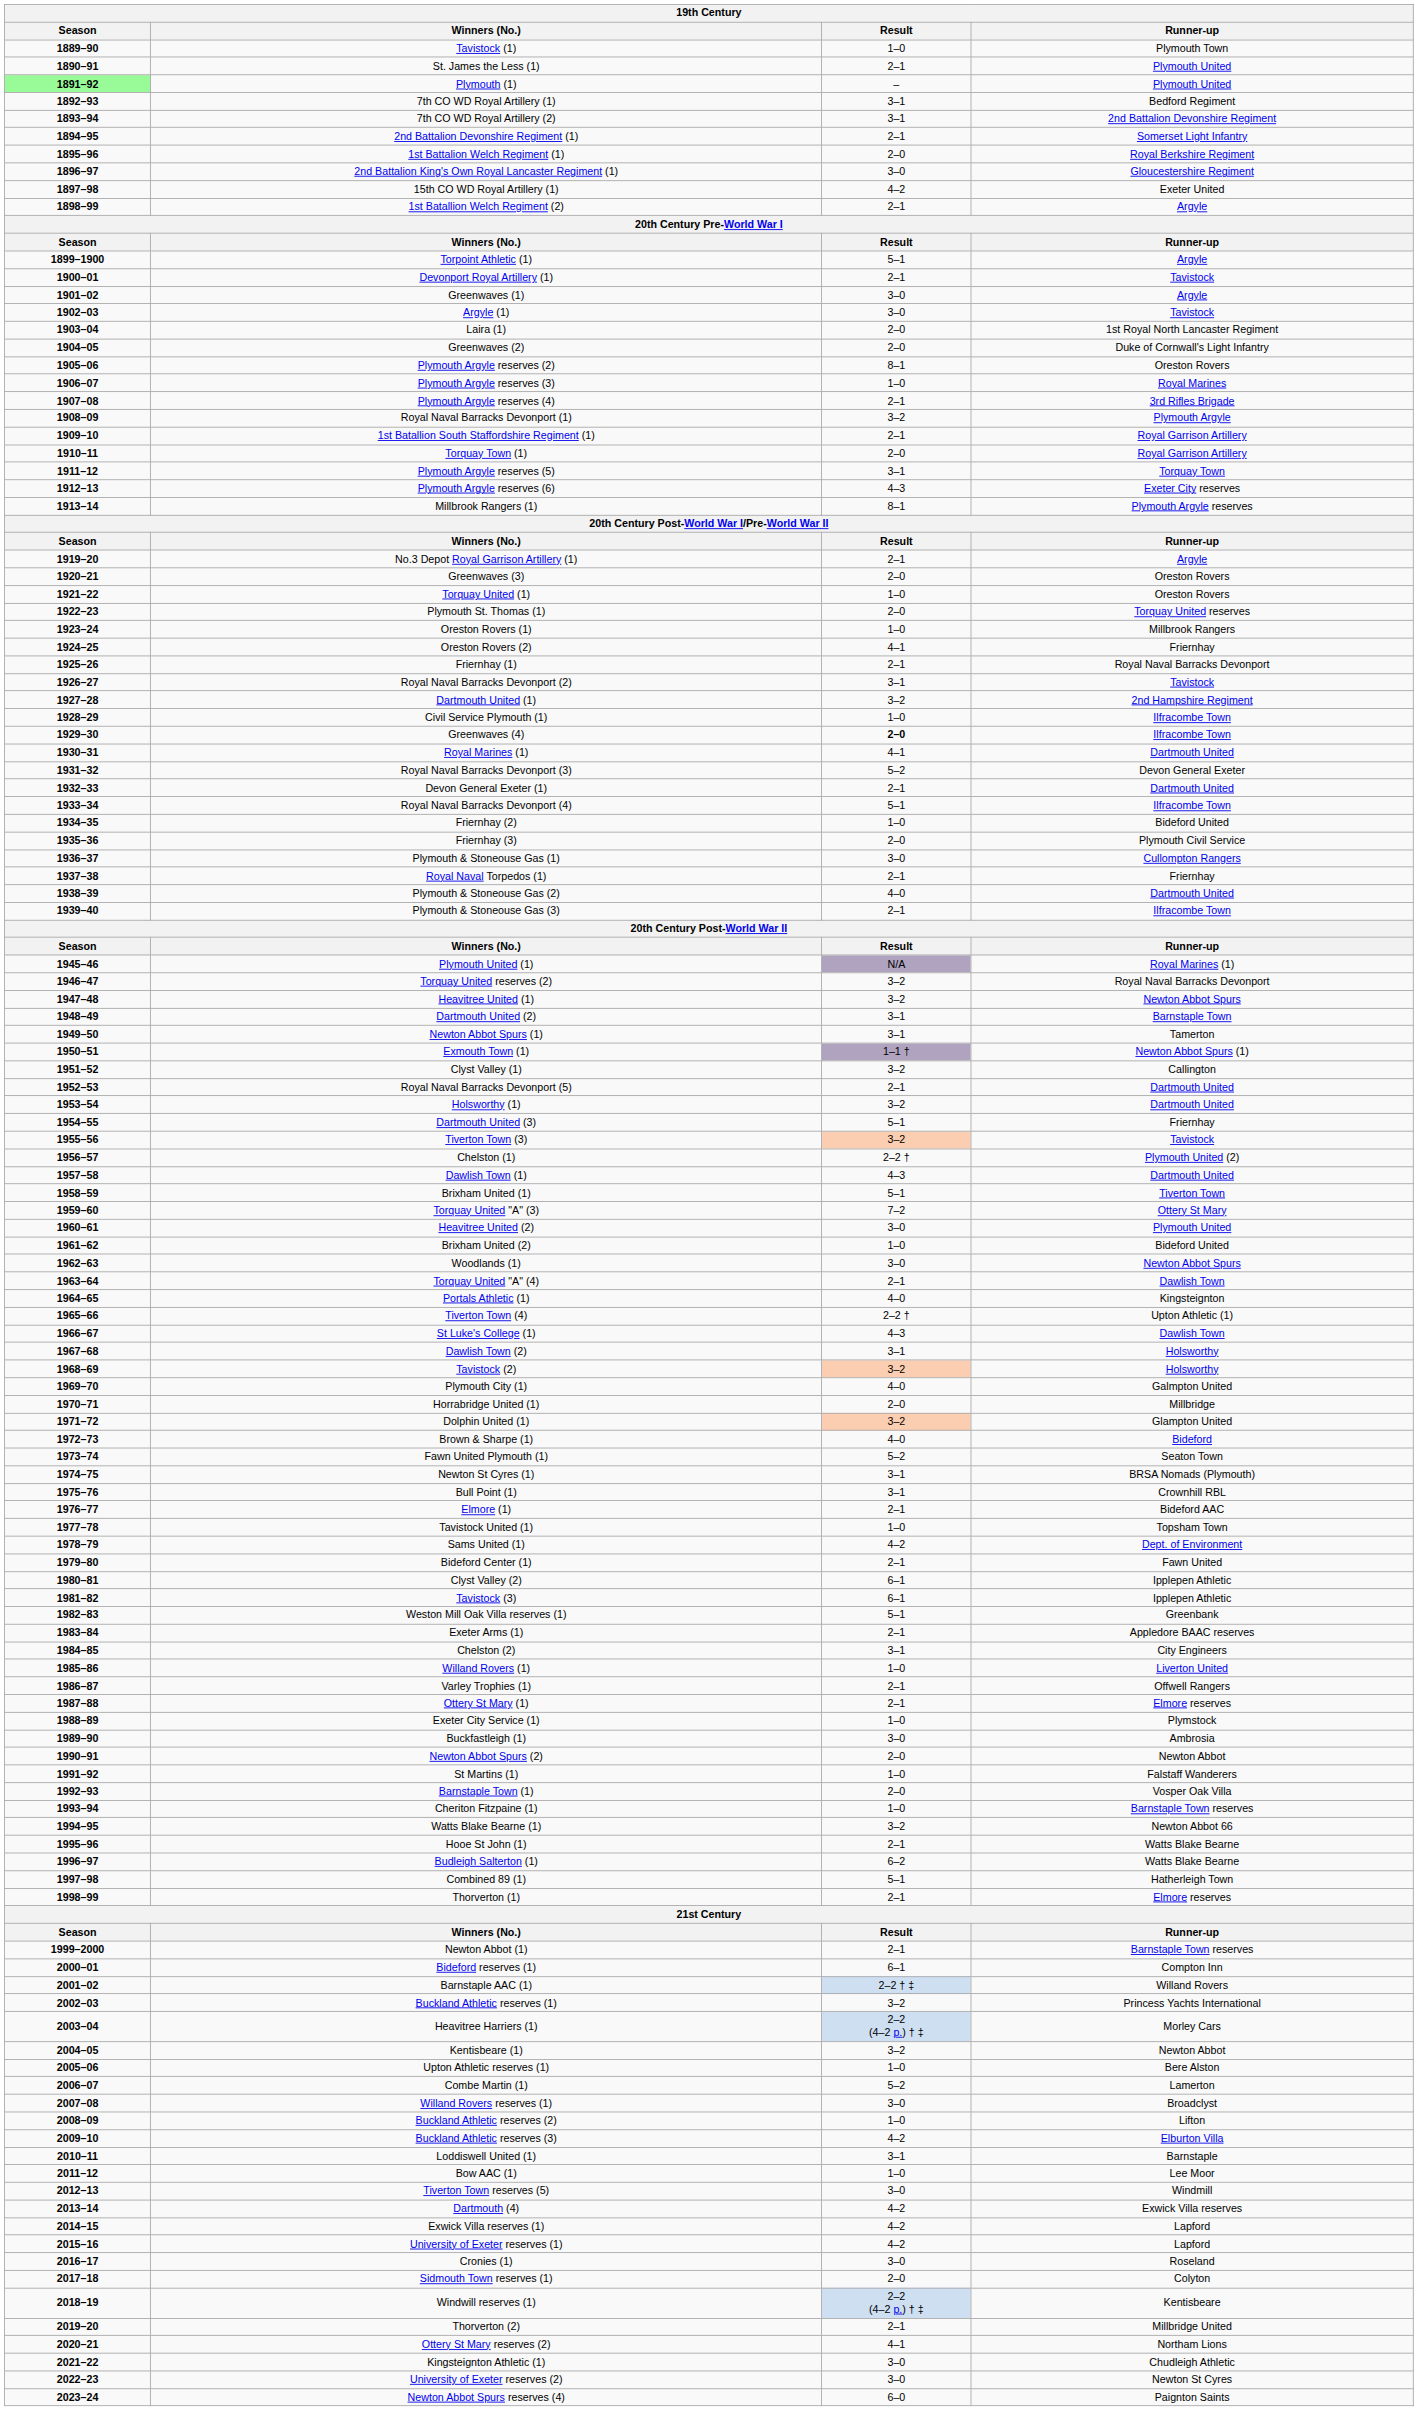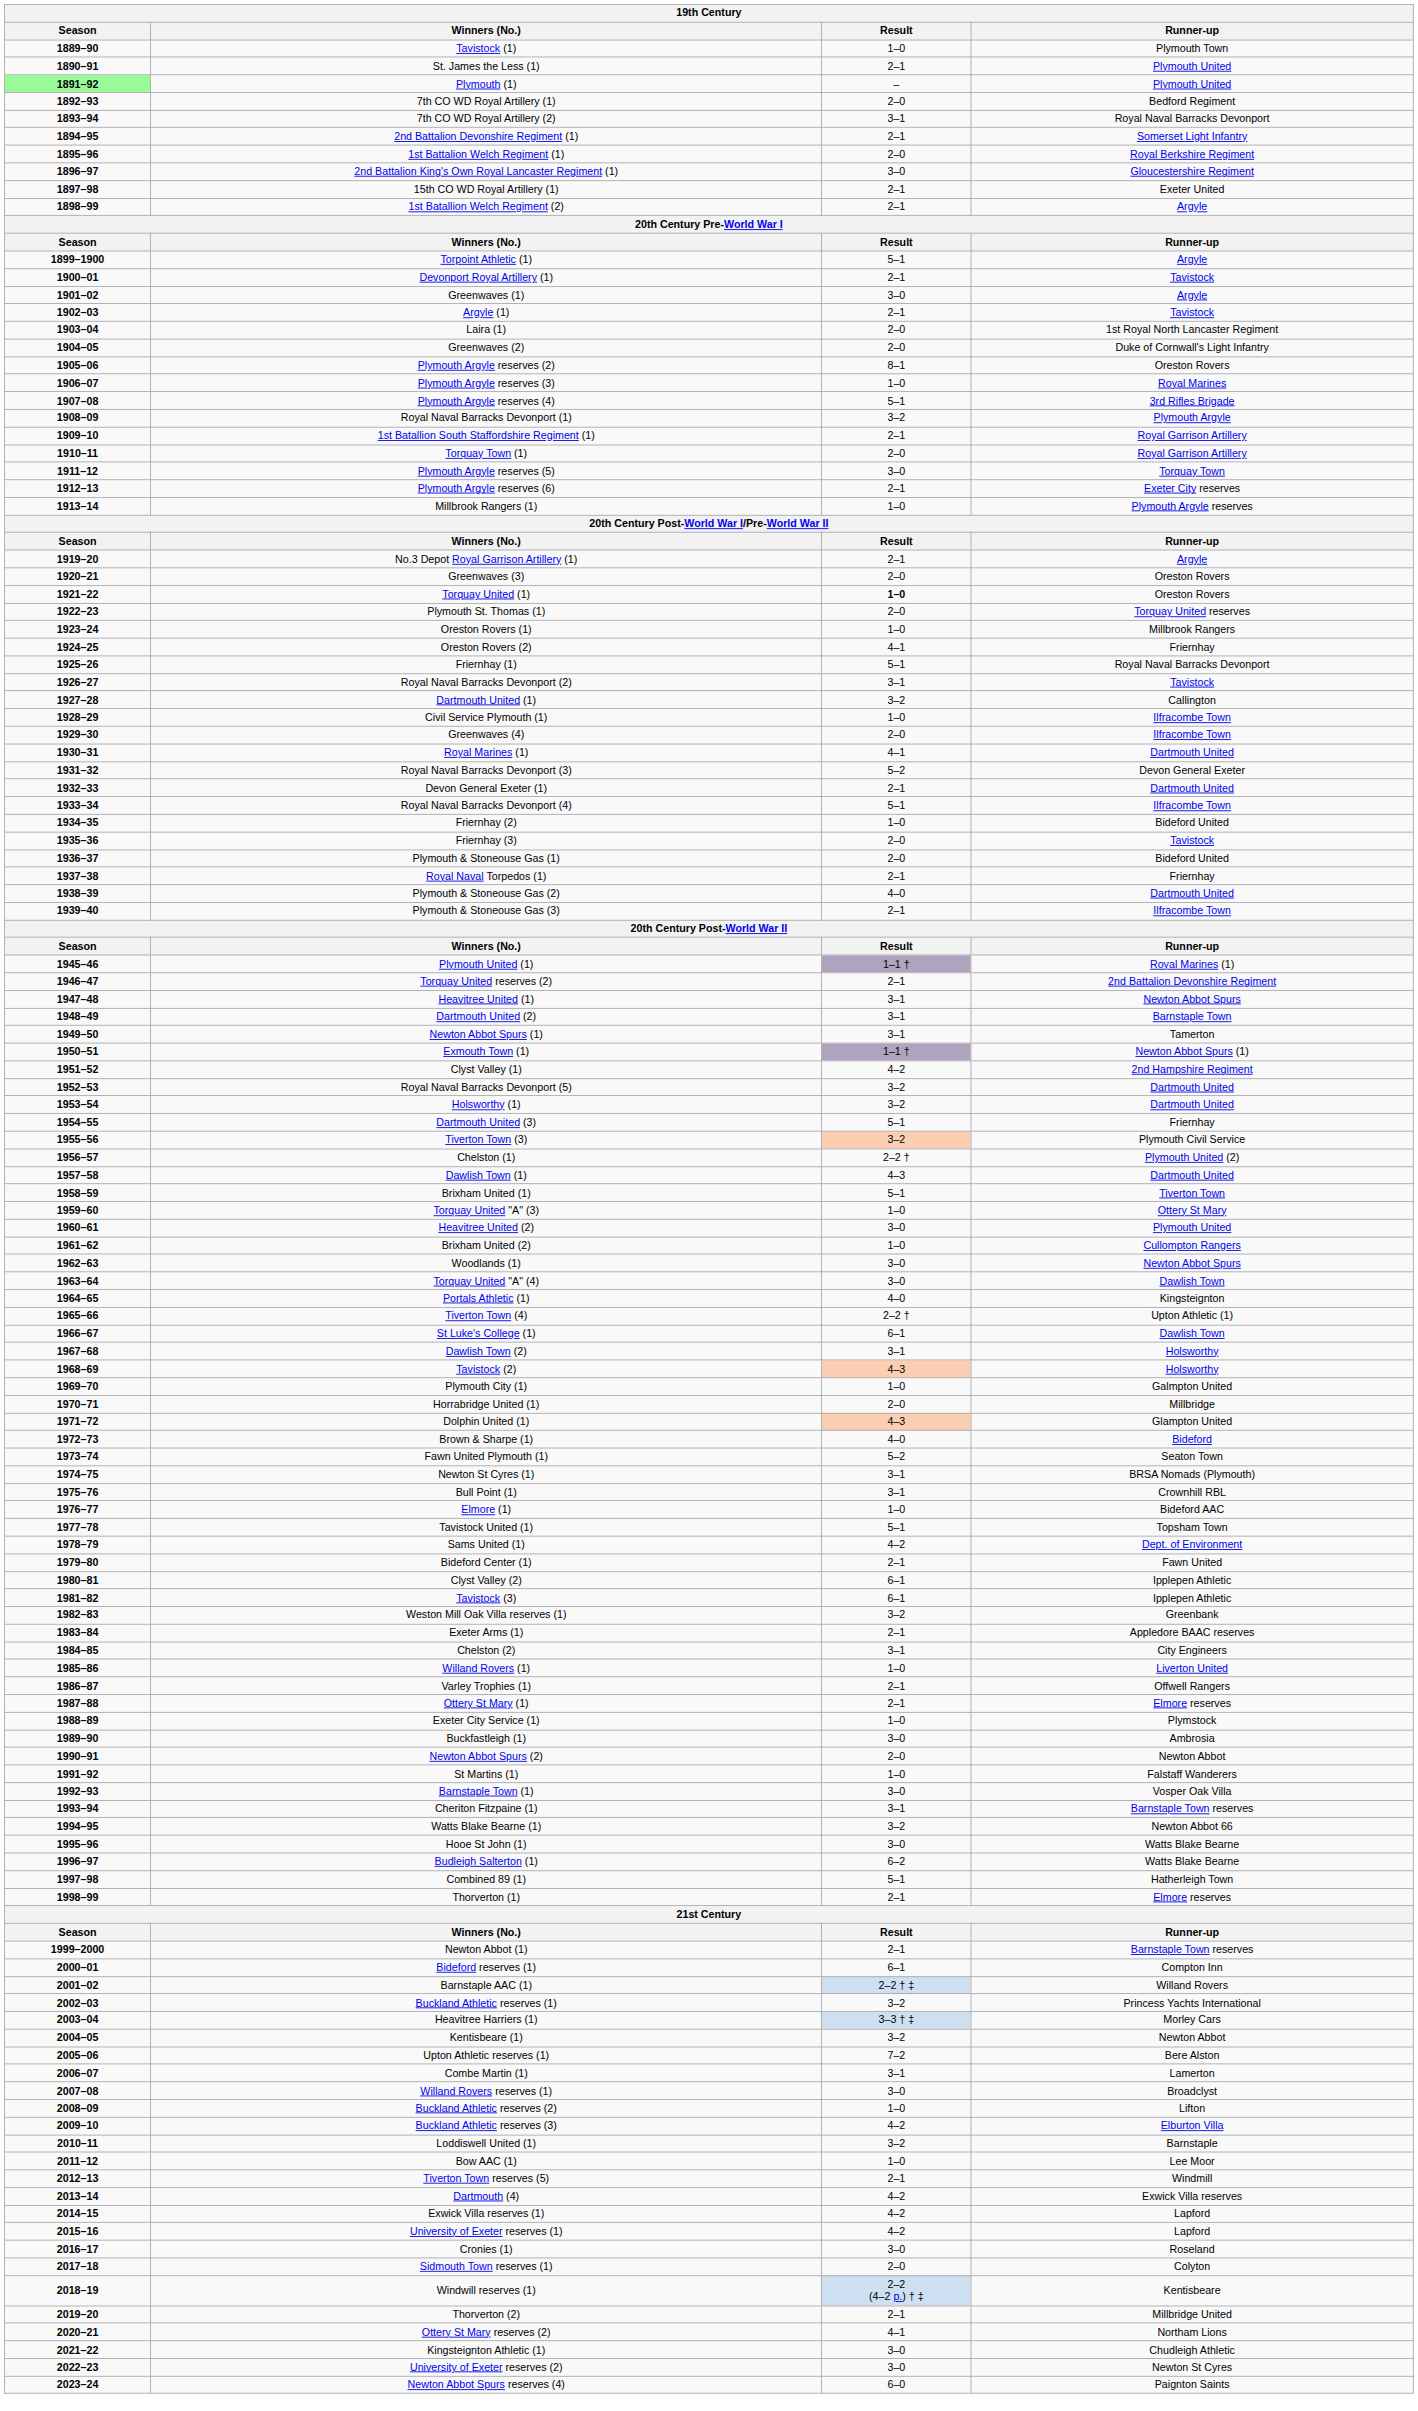(896, 101) 3–1 -> (896, 101) 2–0
(1192, 119) 2nd Battalion Devonshire Regiment -> (1192, 119) Royal Naval Barracks Devonport
(896, 189) 4–2 -> (896, 189) 2–1
(896, 313) 3–0 -> (896, 313) 2–1
(896, 401) 2–1 -> (896, 401) 5–1
(896, 471) 3–1 -> (896, 471) 3–0
(896, 489) 4–3 -> (896, 489) 2–1
(896, 506) 8–1 -> (896, 506) 1–0
(896, 594) normal -> (896, 594) bold
(896, 665) 2–1 -> (896, 665) 5–1
(1192, 700) 2nd Hampshire Regiment -> (1192, 700) Callington
(896, 735) bold -> (896, 735) normal
(1192, 841) Plymouth Civil Service -> (1192, 841) Tavistock
(896, 858) 3–0 -> (896, 858) 2–0
(1192, 858) Cullompton Rangers -> (1192, 858) Bideford United
(896, 964) N/A -> (896, 964) 1–1 †
(896, 982) 3–2 -> (896, 982) 2–1
(1192, 982) Royal Naval Barracks Devonport -> (1192, 982) 2nd Battalion Devonshire Regiment
(896, 999) 3–2 -> (896, 999) 3–1
(896, 1070) 3–2 -> (896, 1070) 4–2
(1192, 1070) Callington -> (1192, 1070) 2nd Hampshire Regiment
(896, 1087) 2–1 -> (896, 1087) 3–2
(1192, 1140) Tavistock -> (1192, 1140) Plymouth Civil Service
(896, 1210) 7–2 -> (896, 1210) 1–0
(1192, 1246) Bideford United -> (1192, 1246) Cullompton Rangers
(896, 1281) 2–1 -> (896, 1281) 3–0
(896, 1334) 4–3 -> (896, 1334) 6–1
(896, 1369) 3–2 -> (896, 1369) 4–3
(896, 1386) 4–0 -> (896, 1386) 1–0
(896, 1422) 3–2 -> (896, 1422) 4–3
(896, 1510) 2–1 -> (896, 1510) 1–0
(896, 1527) 1–0 -> (896, 1527) 5–1
(896, 1615) 5–1 -> (896, 1615) 3–2
(896, 1791) 2–0 -> (896, 1791) 3–0
(896, 1809) 1–0 -> (896, 1809) 3–1
(896, 1844) 2–1 -> (896, 1844) 3–0
(896, 2026) 2–2 (4–2 p.) † ‡ -> (896, 2020) 3–3 † ‡
(896, 2068) 1–0 -> (896, 2055) 7–2
(896, 2086) 5–2 -> (896, 2073) 3–1
(896, 2156) 3–1 -> (896, 2143) 3–2
(896, 2191) 3–0 -> (896, 2179) 2–1
